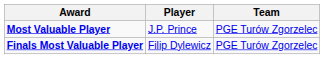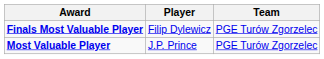rows swapped: (58, 29) <-> (75, 45)
